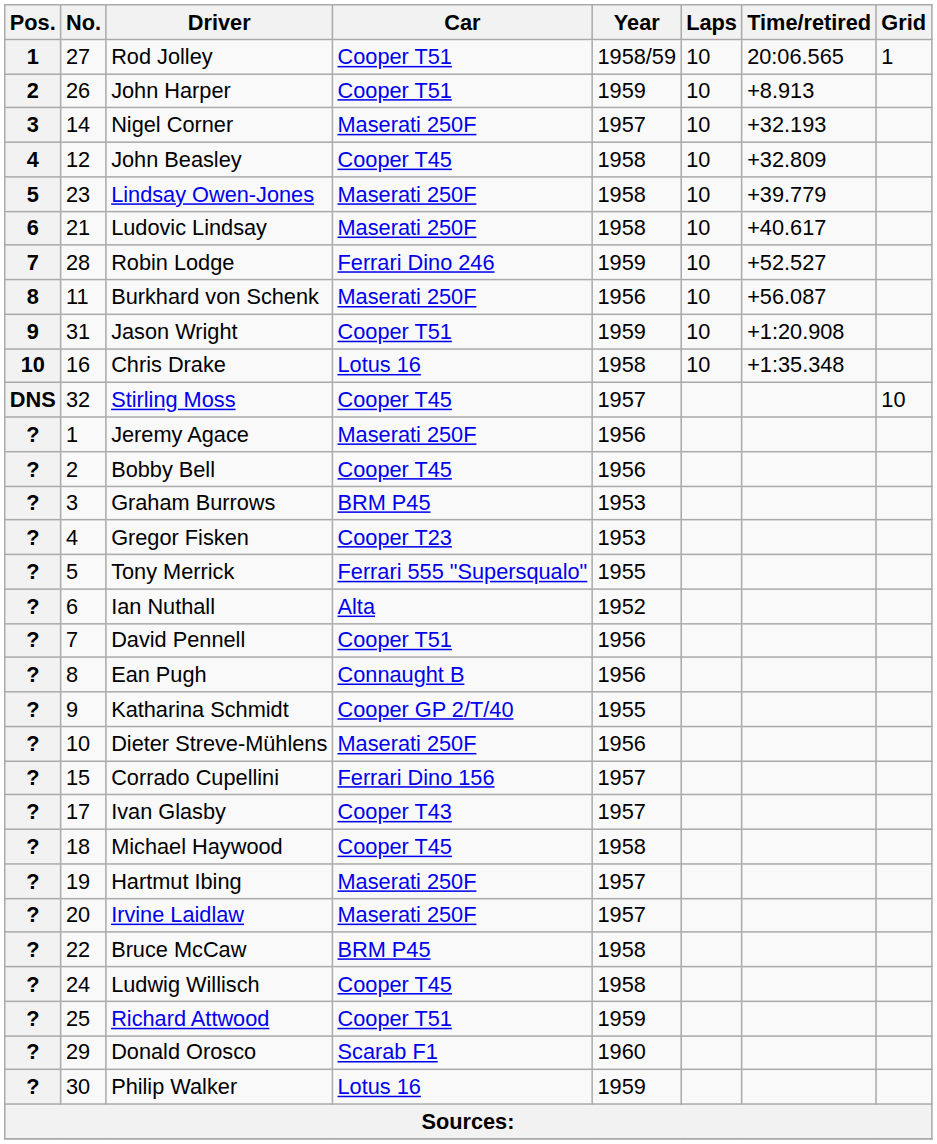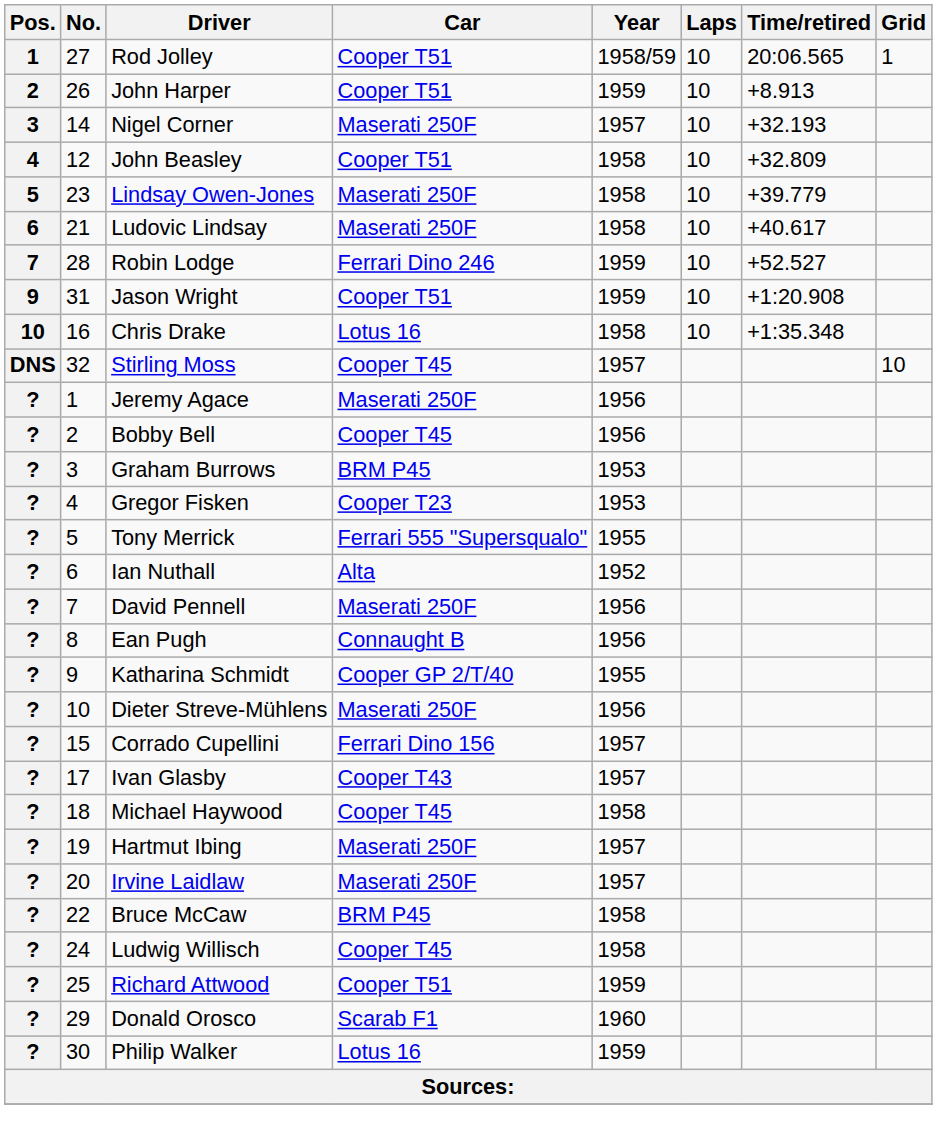(395, 160) Cooper T45 -> (395, 160) Cooper T51
- row: (215, 297)
(395, 641) Cooper T51 -> (407, 606) Maserati 250F
